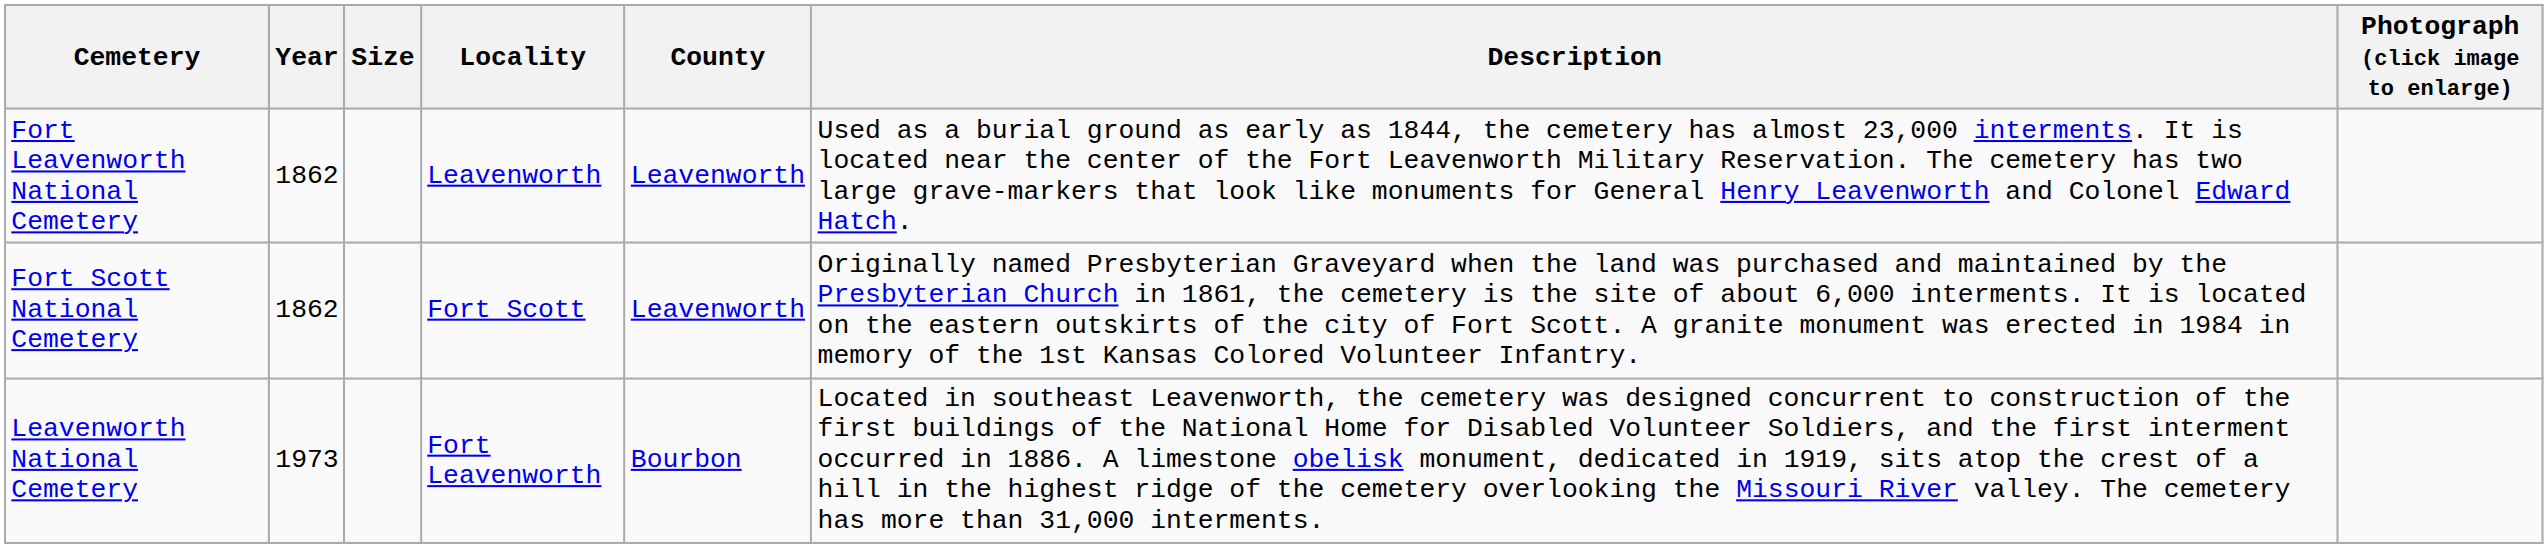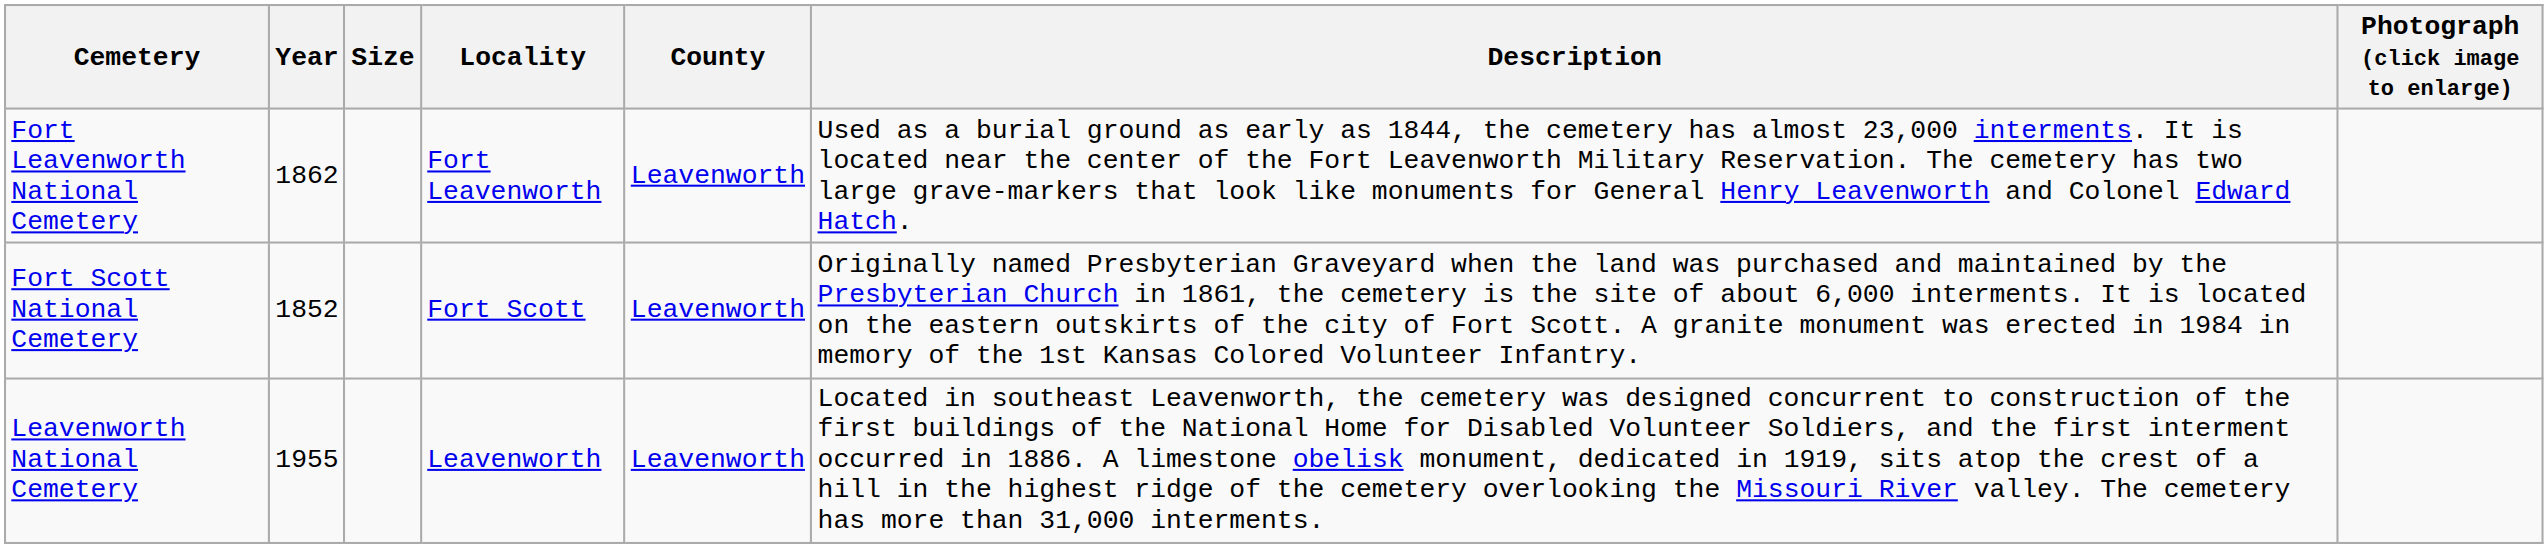(514, 176) Leavenworth -> (514, 176) Fort Leavenworth
(307, 310) 1862 -> (307, 310) 1852
(307, 460) 1973 -> (307, 460) 1955
(514, 460) Fort Leavenworth -> (514, 460) Leavenworth
(686, 460) Bourbon -> (718, 460) Leavenworth
